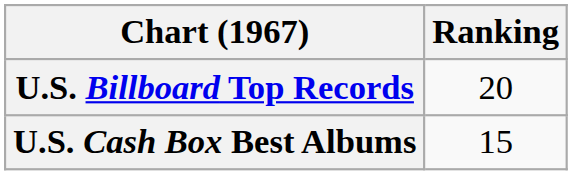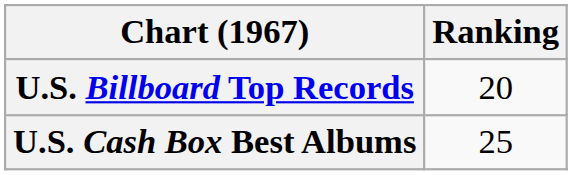(496, 141) 15 -> (496, 141) 25
